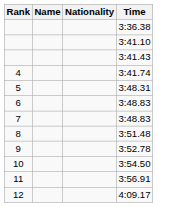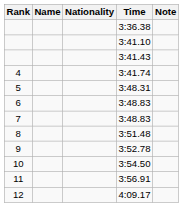+ column: (166, 12)
